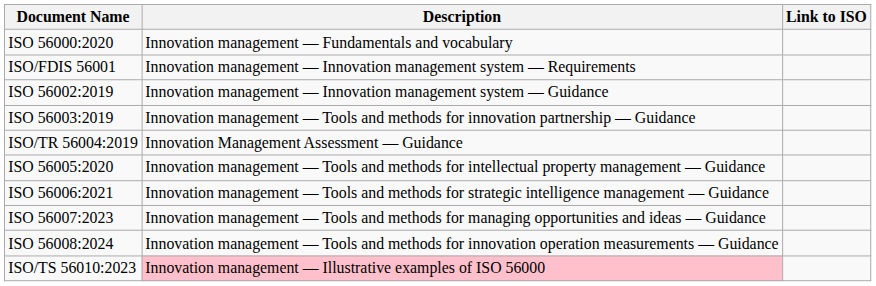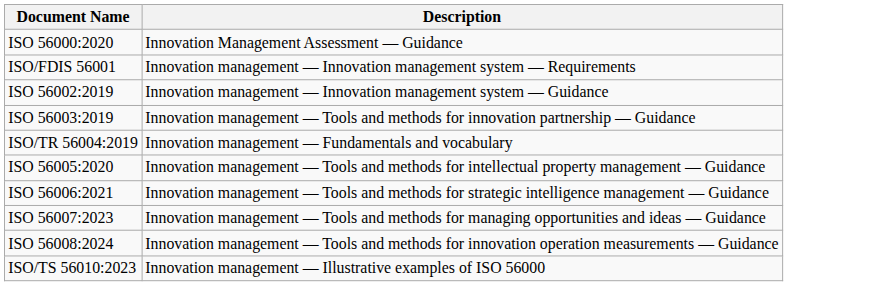- column: (826, 17)
(329, 42) Innovation management — Fundamentals and vocabulary -> (304, 42) Innovation Management Assessment — Guidance
(304, 142) Innovation Management Assessment — Guidance -> (329, 142) Innovation management — Fundamentals and vocabulary
(345, 268) pink background -> (345, 268) no background
